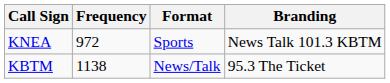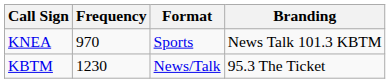(88, 41) 972 -> (88, 41) 970
(91, 66) 1138 -> (92, 66) 1230
